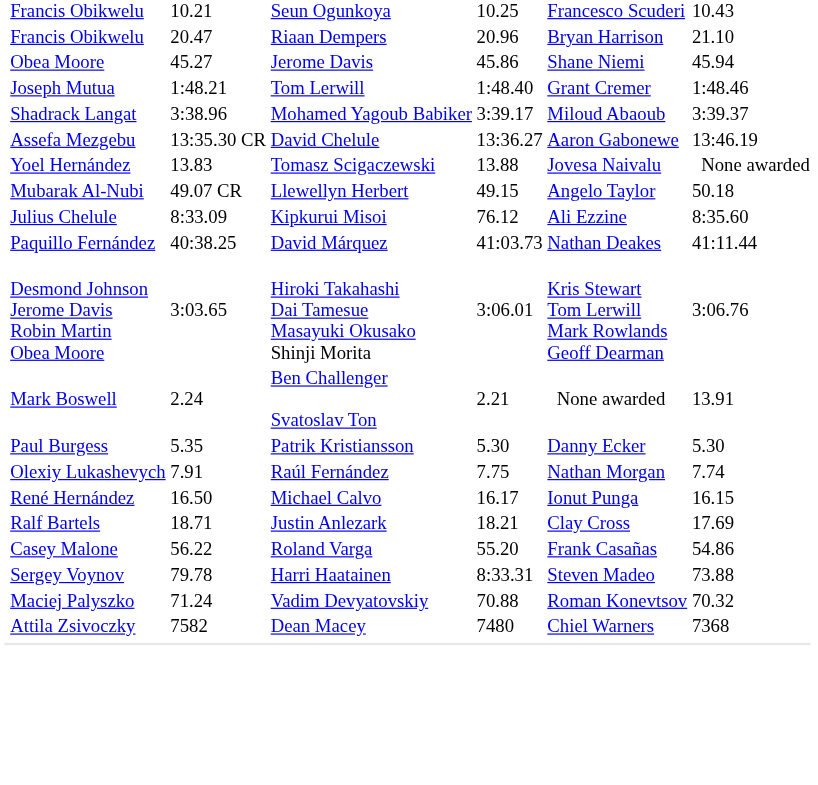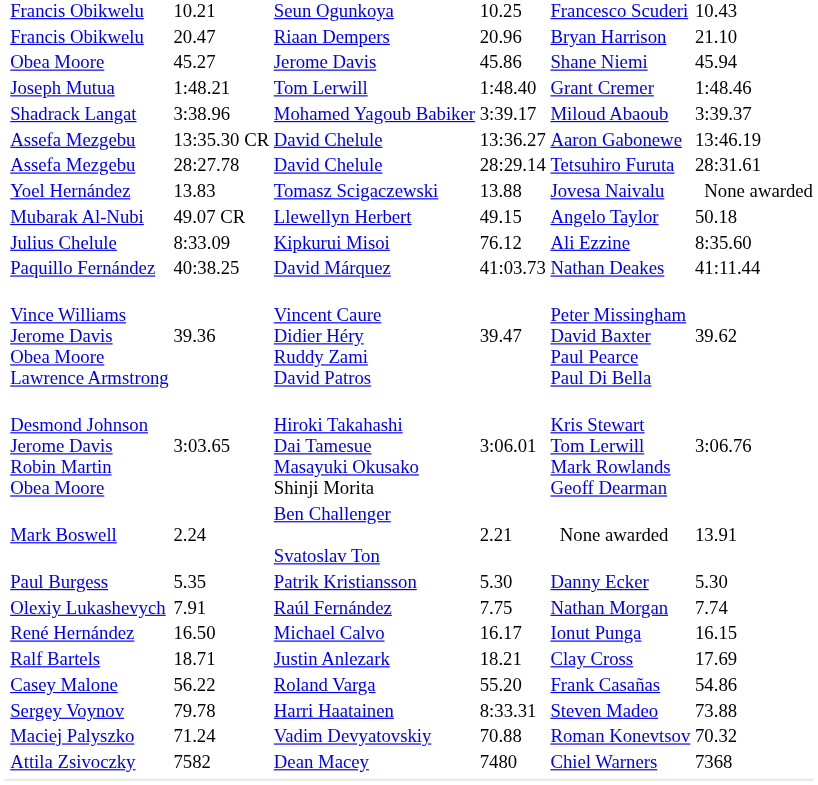+ row: (73, 165)
+ row: (89, 346)
